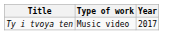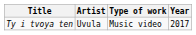+ column: (91, 11)
